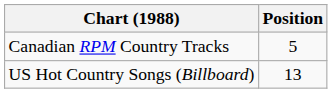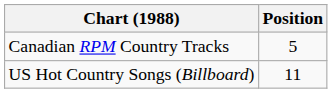(293, 74) 13 -> (293, 74) 11
